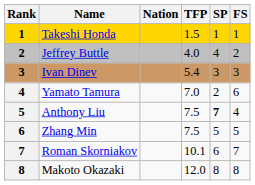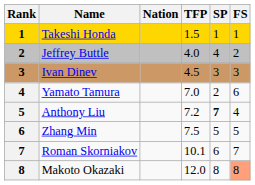(192, 72) 5.4 -> (192, 72) 4.5
(192, 111) 7.5 -> (192, 111) 7.2
(236, 170) no background -> (236, 170) lightsalmon background
